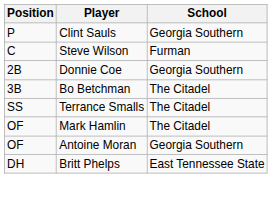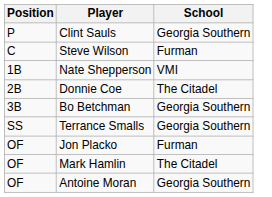+ row: (105, 70)
(196, 70) Georgia Southern -> (187, 88) The Citadel
(180, 88) The Citadel -> (204, 107) Georgia Southern
(180, 107) The Citadel -> (204, 126) Georgia Southern
+ row: (88, 145)
- row: (90, 164)
